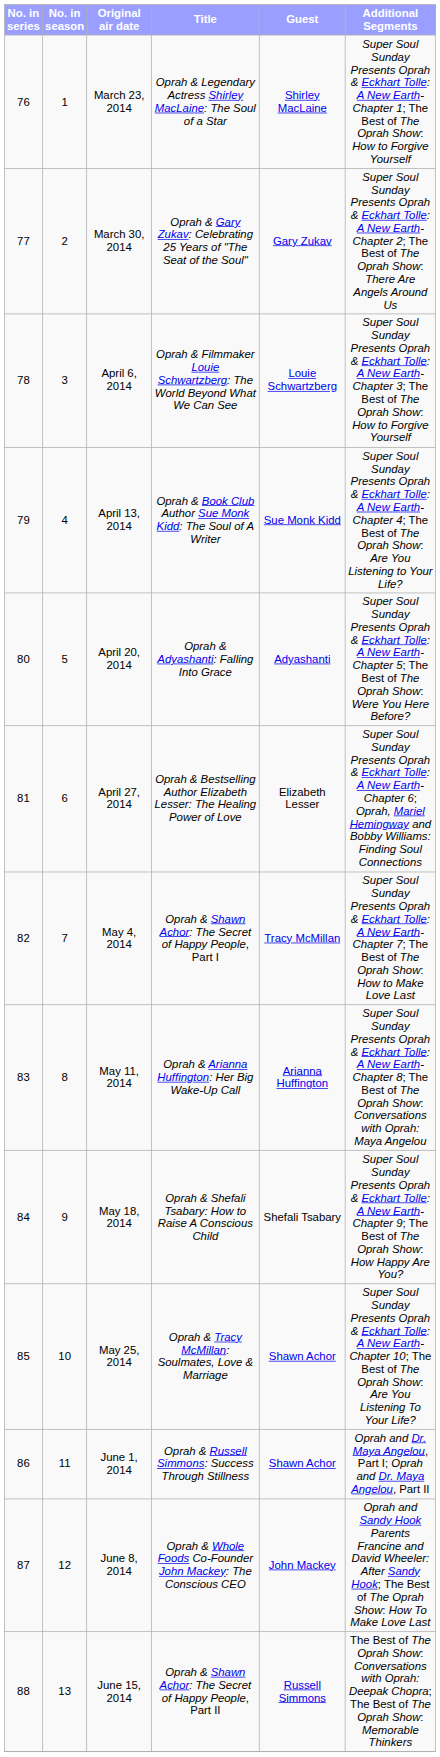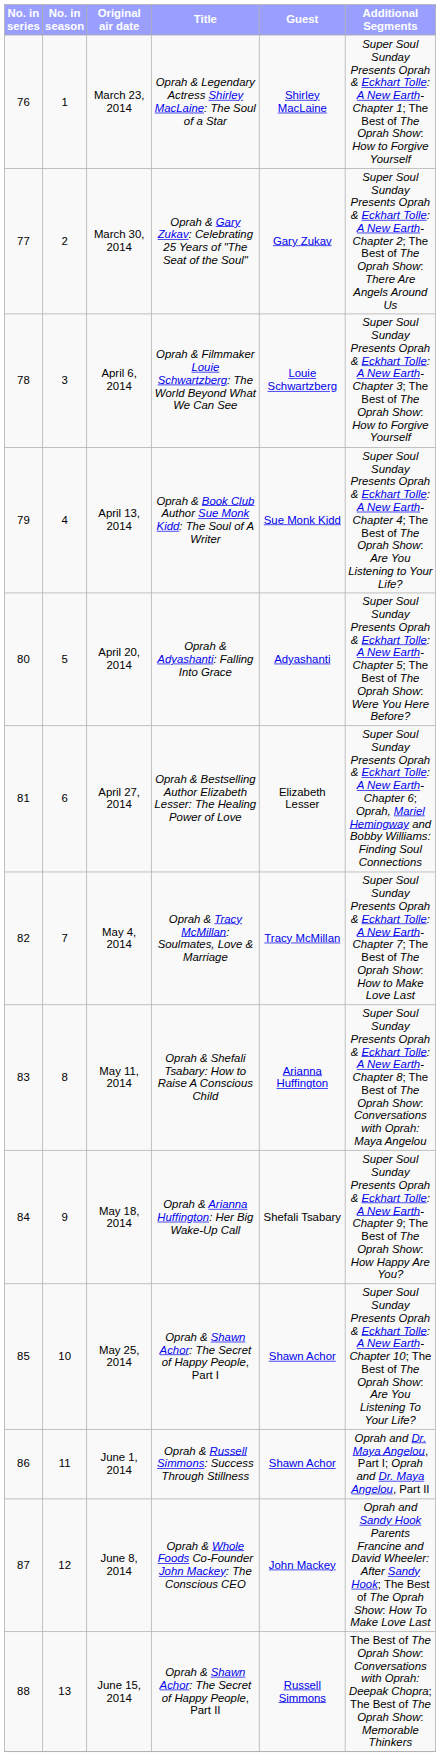(205, 938) Oprah & Shawn Achor: The Secret of Happy People, Part I -> (205, 938) Oprah & Tracy McMillan: Soulmates, Love & Marriage
(205, 1077) Oprah & Arianna Huffington: Her Big Wake-Up Call -> (205, 1077) Oprah & Shefali Tsabary: How to Raise A Conscious Child
(205, 1217) Oprah & Shefali Tsabary: How to Raise A Conscious Child -> (205, 1217) Oprah & Arianna Huffington: Her Big Wake-Up Call
(205, 1356) Oprah & Tracy McMillan: Soulmates, Love & Marriage -> (205, 1356) Oprah & Shawn Achor: The Secret of Happy People, Part I
